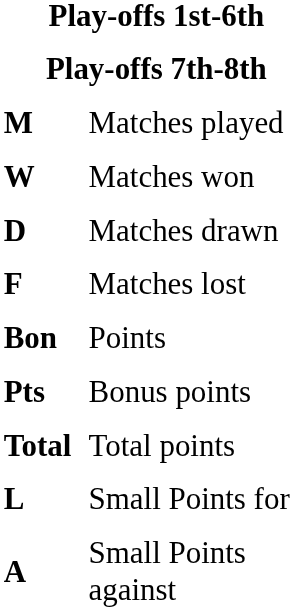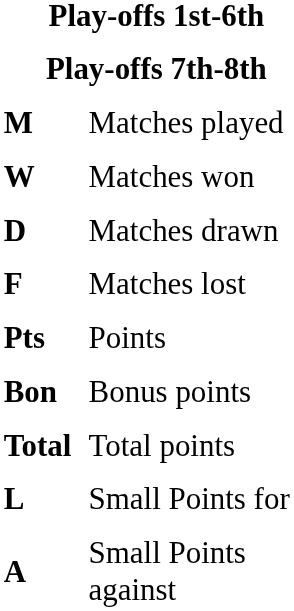(30, 337) Bon -> (24, 337) Pts
(24, 391) Pts -> (30, 391) Bon
